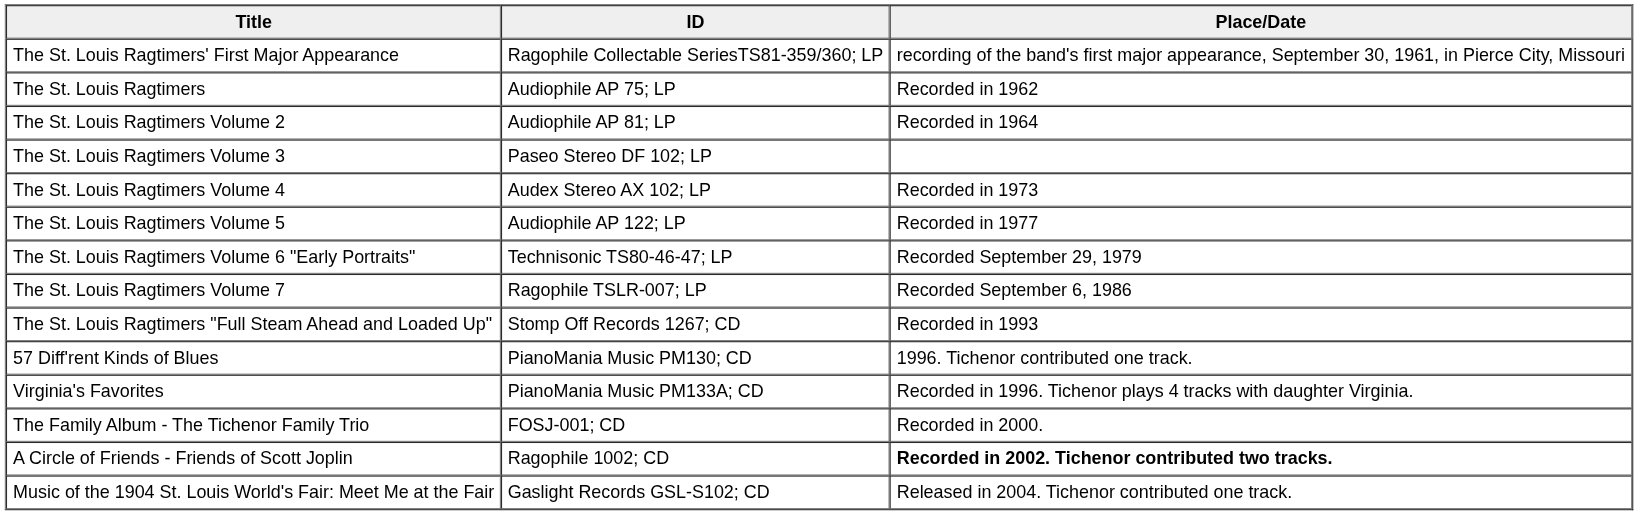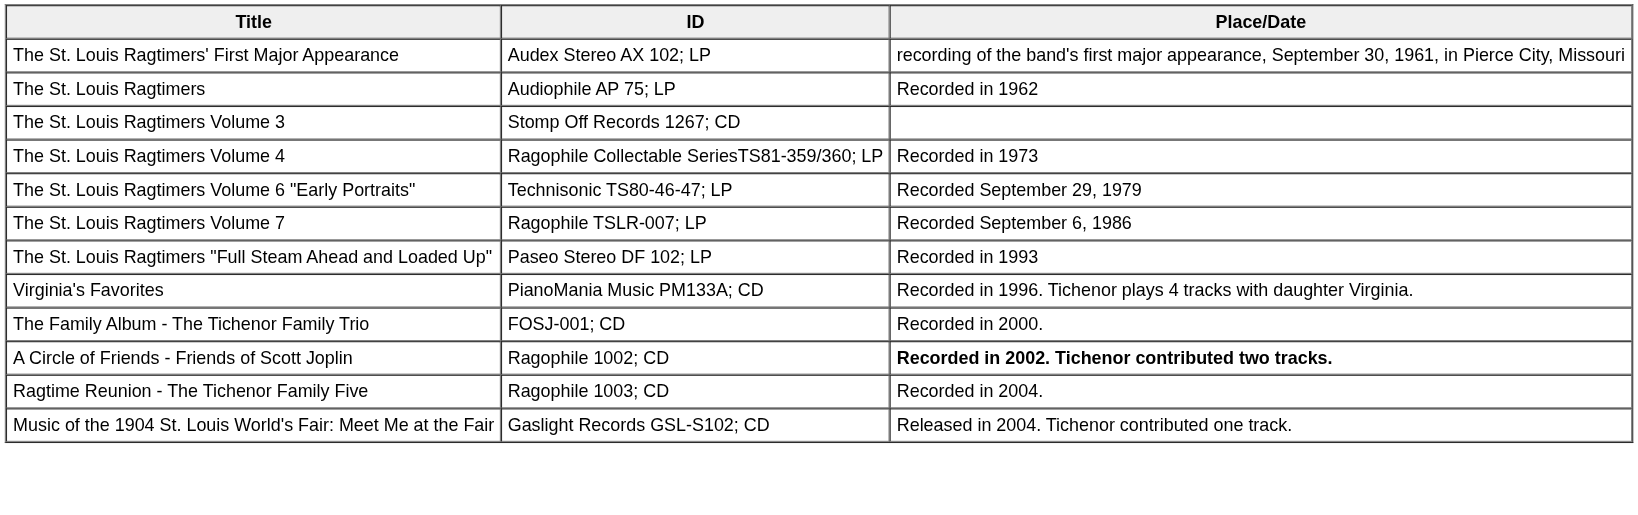(695, 55) Ragophile Collectable SeriesTS81-359/360; LP -> (609, 55) Audex Stereo AX 102; LP
- row: (149, 122)
(610, 156) Paseo Stereo DF 102; LP -> (624, 122) Stomp Off Records 1267; CD
(609, 189) Audex Stereo AX 102; LP -> (695, 156) Ragophile Collectable SeriesTS81-359/360; LP
- row: (149, 223)
(624, 324) Stomp Off Records 1267; CD -> (610, 257) Paseo Stereo DF 102; LP
- row: (116, 357)
+ row: (191, 391)
